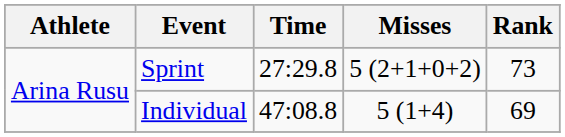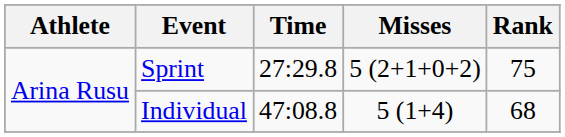(523, 68) 73 -> (523, 68) 75
(523, 111) 69 -> (523, 111) 68
